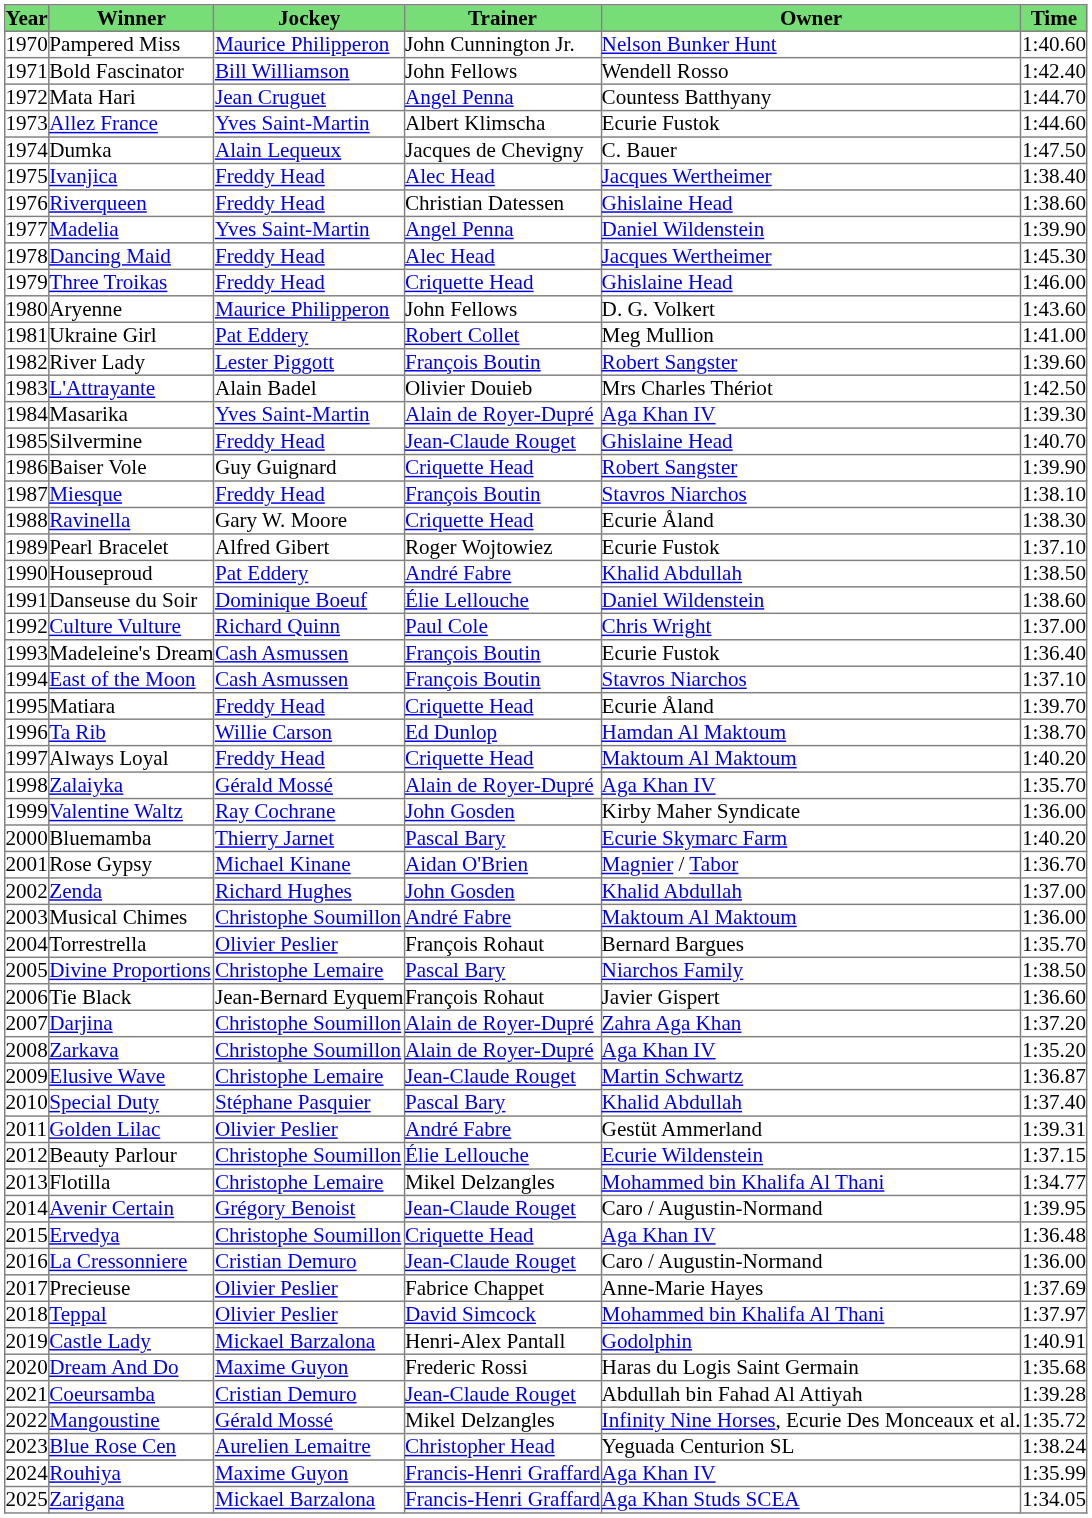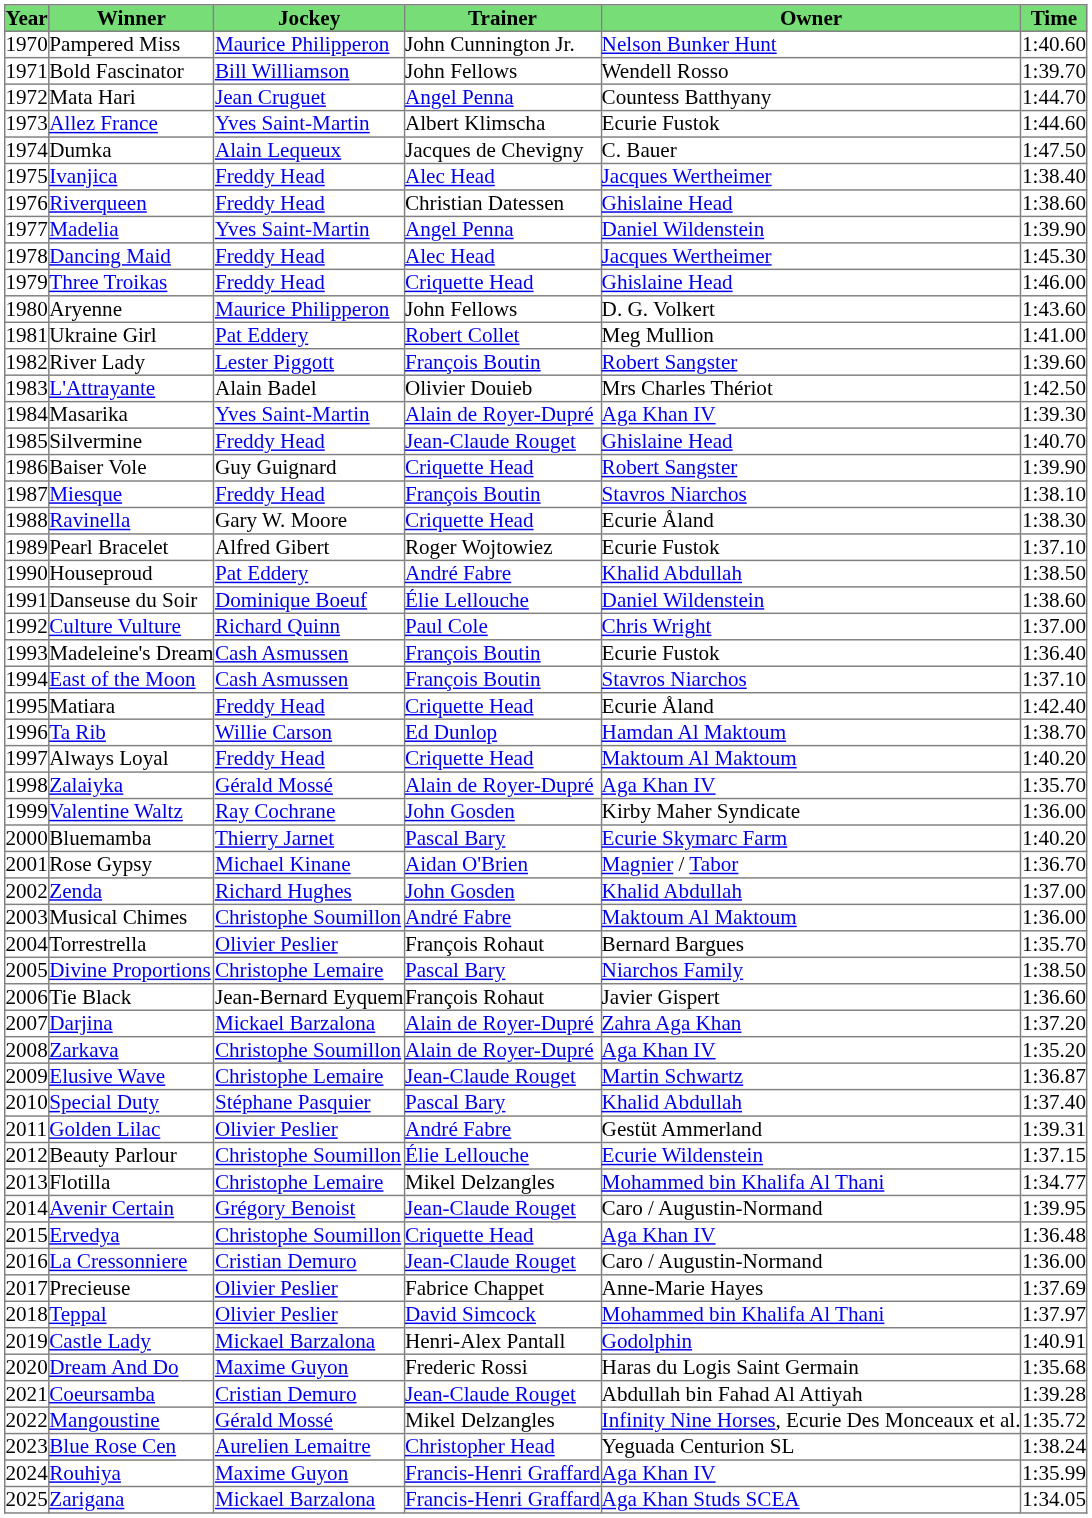(1054, 70) 1:42.40 -> (1054, 70) 1:39.70
(1054, 705) 1:39.70 -> (1054, 705) 1:42.40
(308, 1023) Christophe Soumillon -> (295, 1023) Mickael Barzalona
